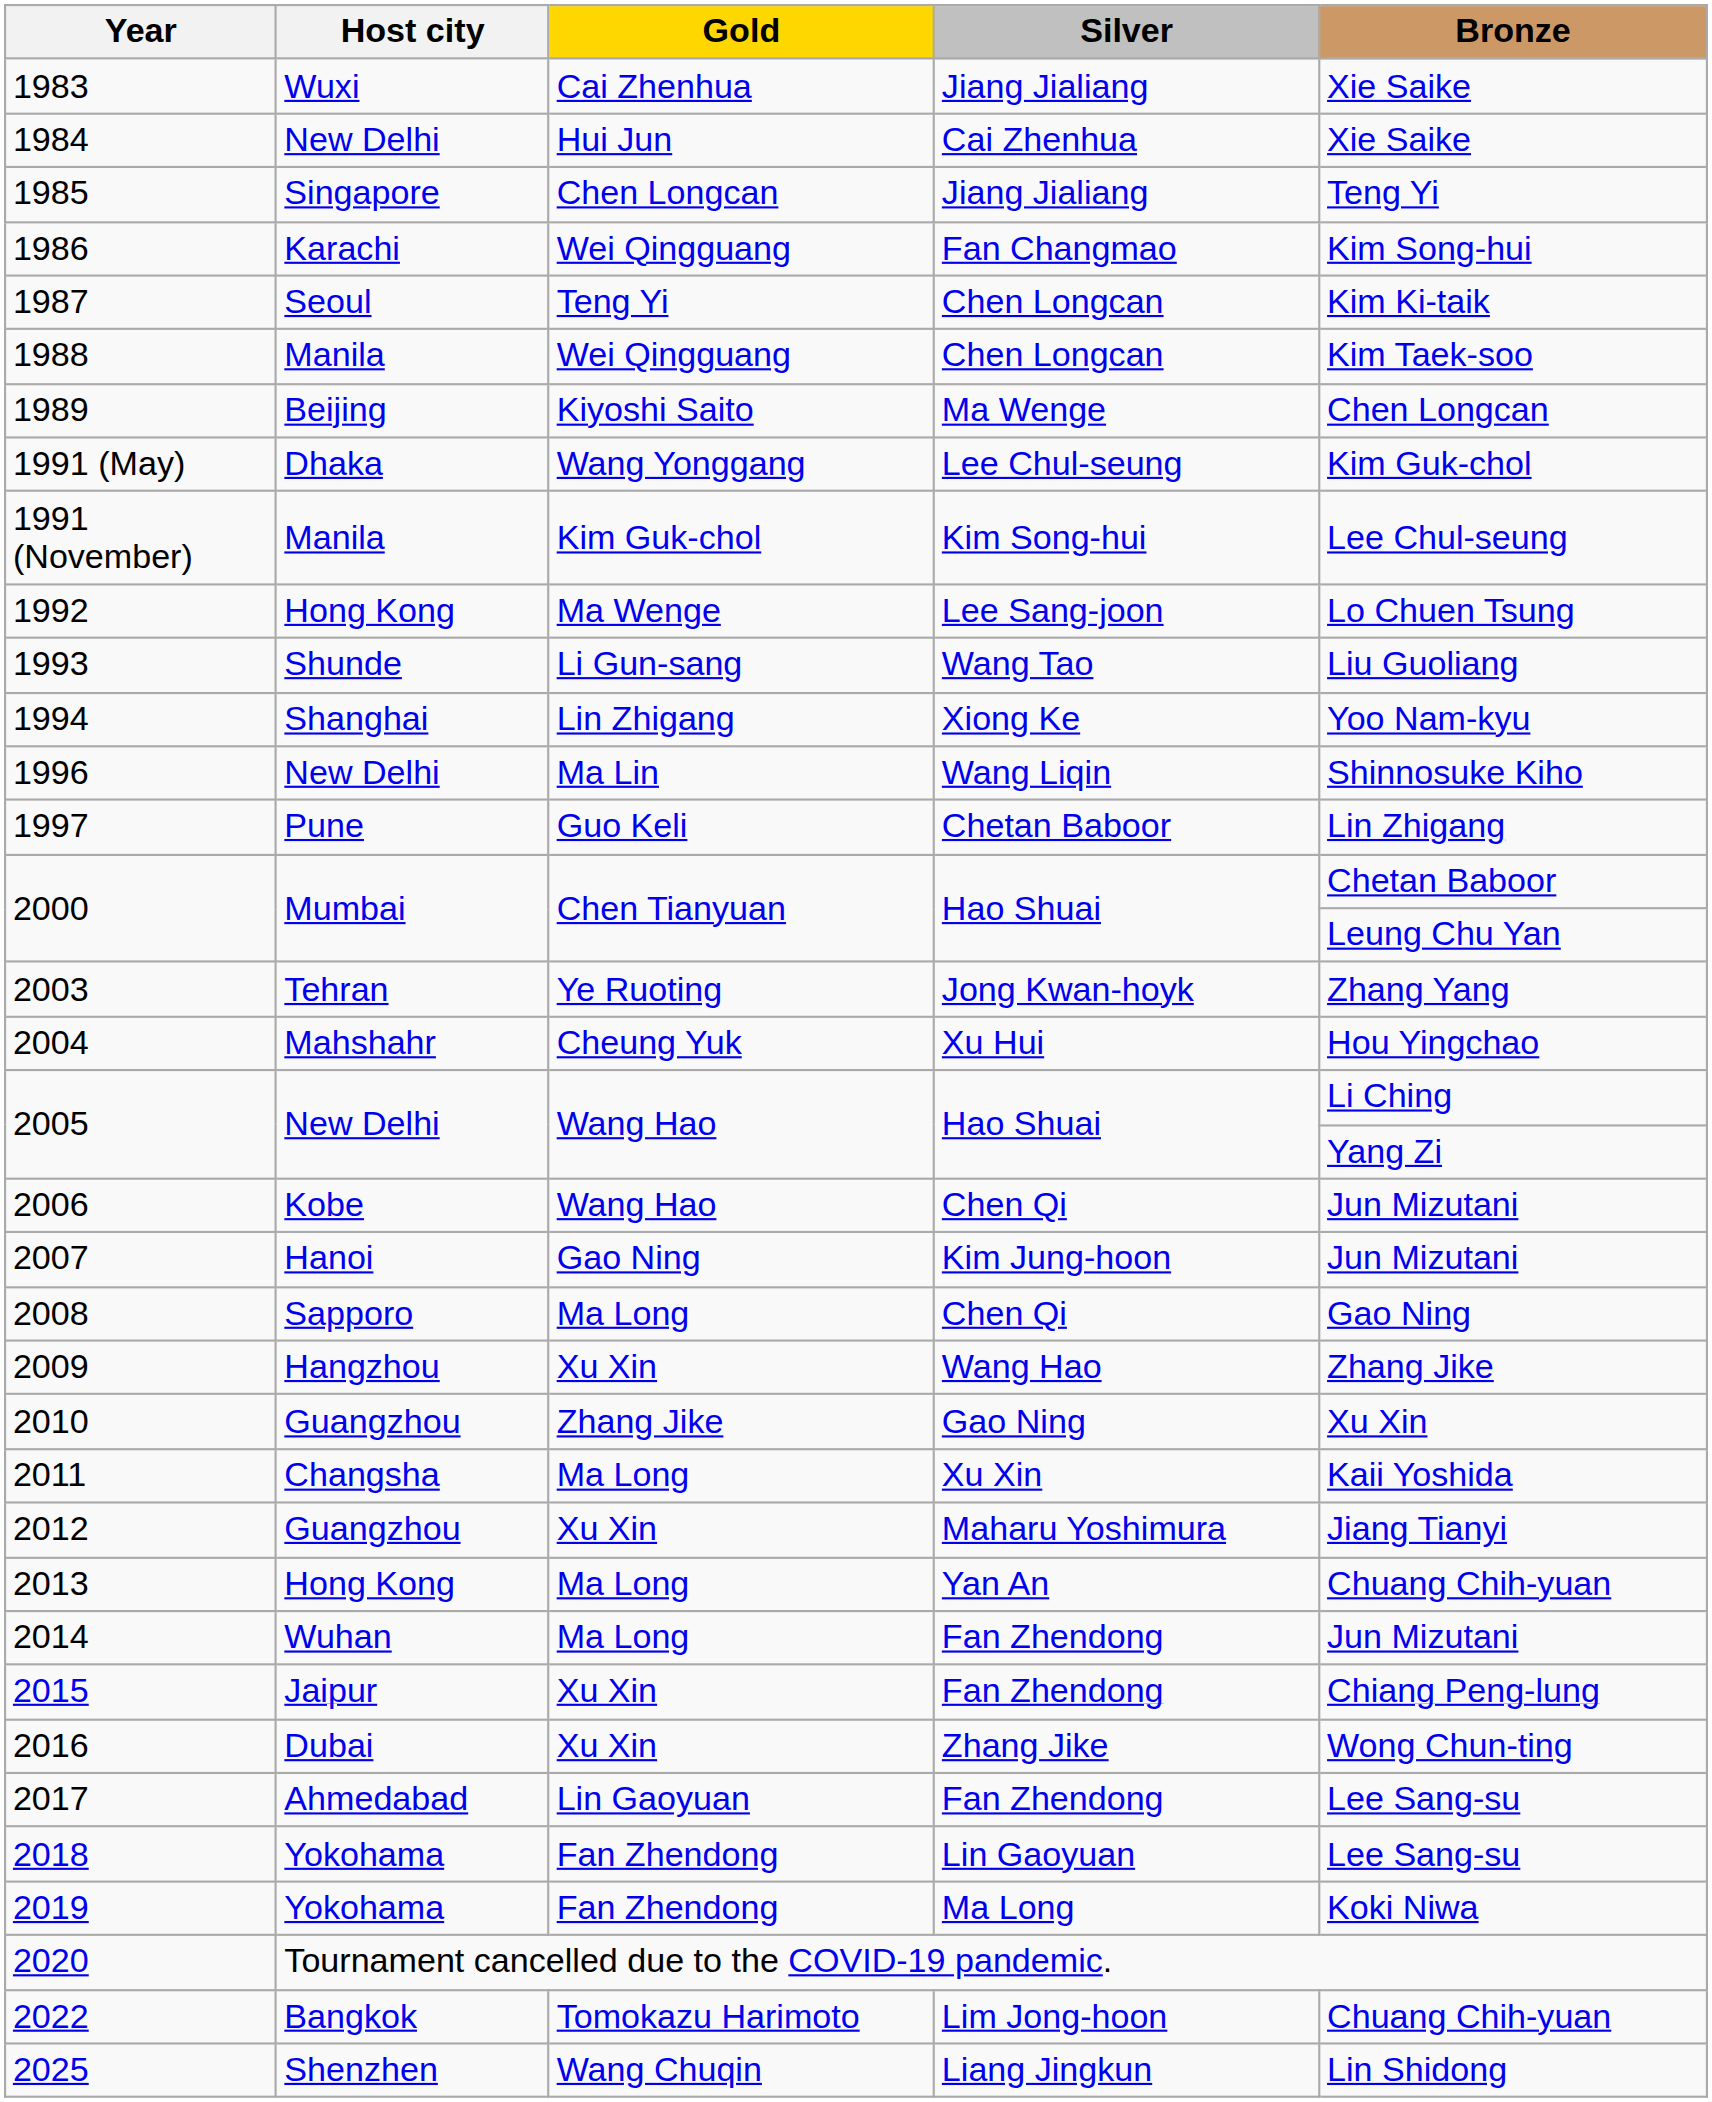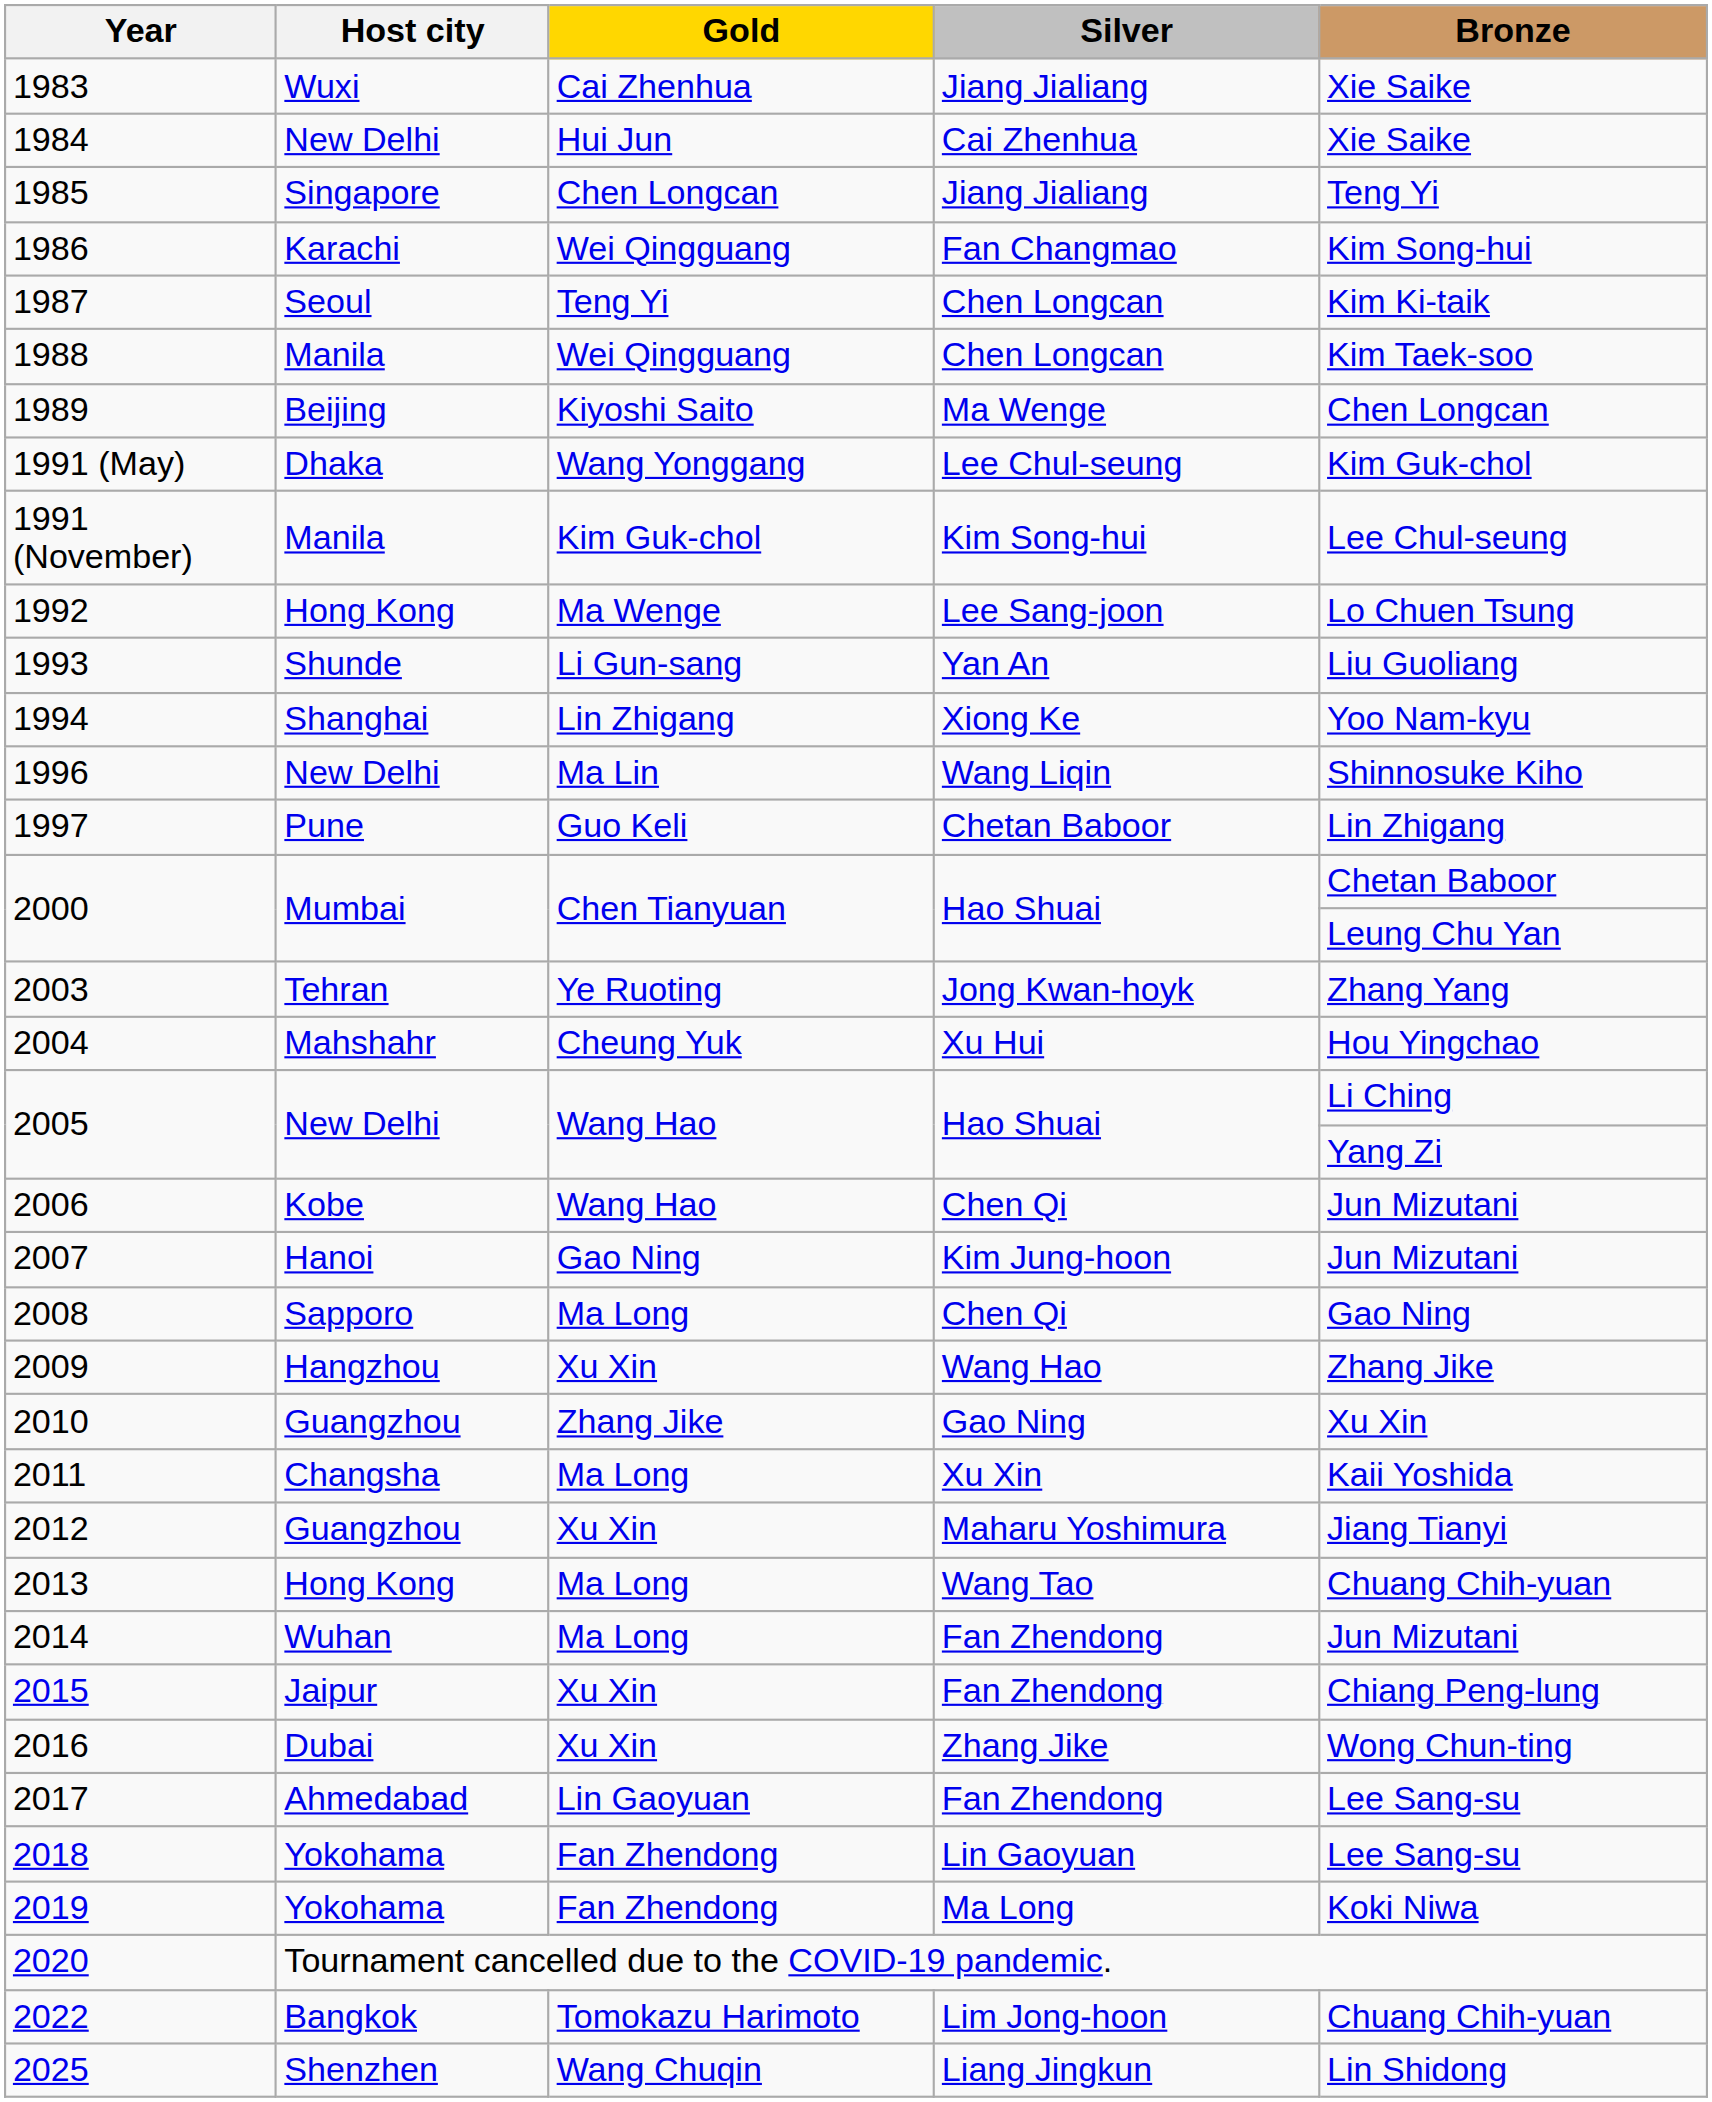(1018, 664) Wang Tao -> (996, 664) Yan An
(996, 1583) Yan An -> (1018, 1583) Wang Tao
